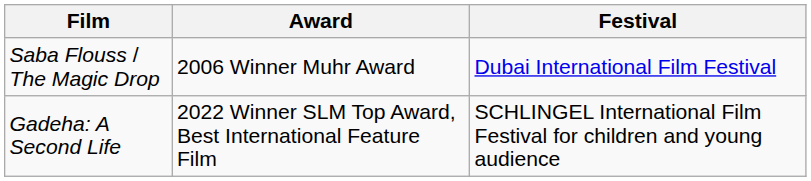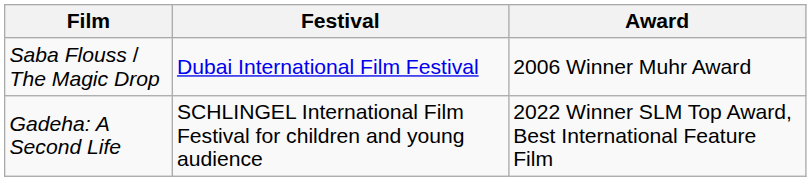columns swapped: (638, 21) <-> (321, 21)
